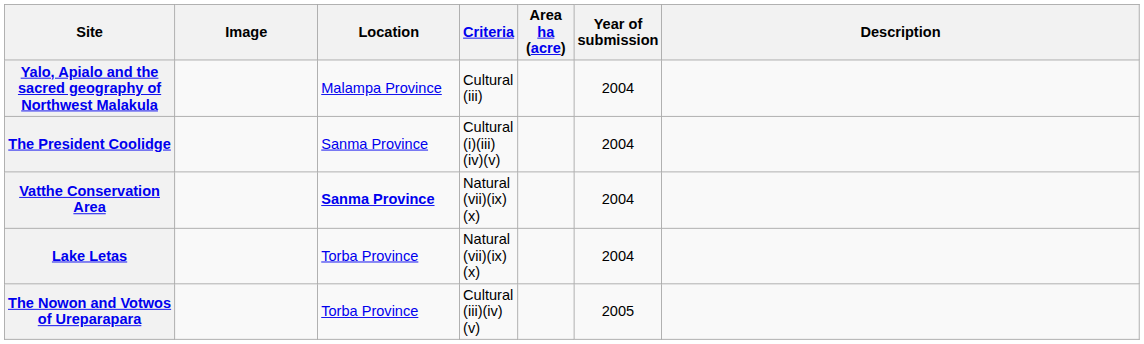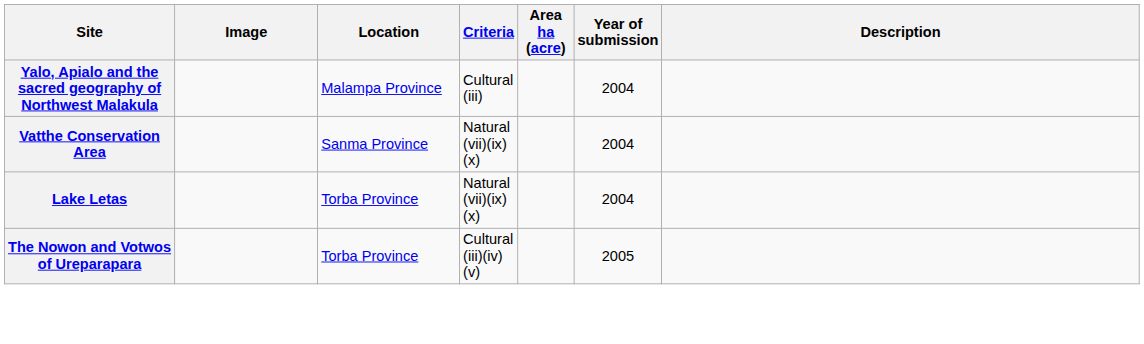- row: (90, 144)
(378, 199) bold -> (375, 144) normal
